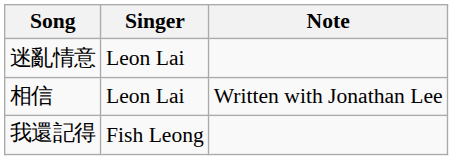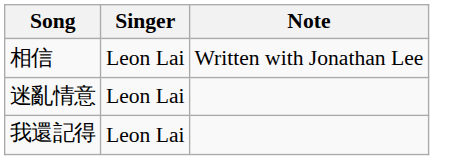rows swapped: (31, 95) <-> (53, 57)
(155, 134) Fish Leong -> (145, 134) Leon Lai
